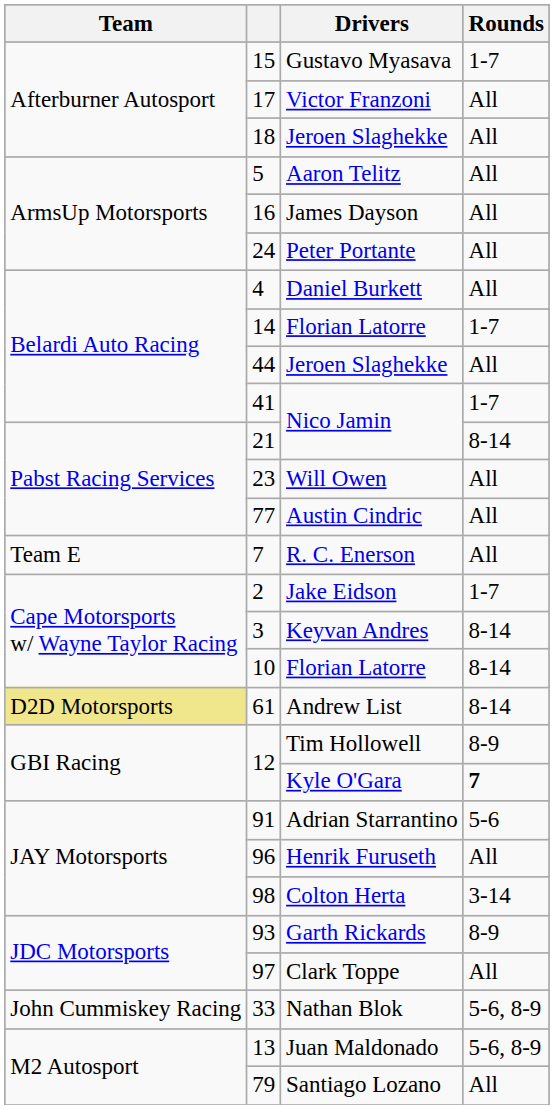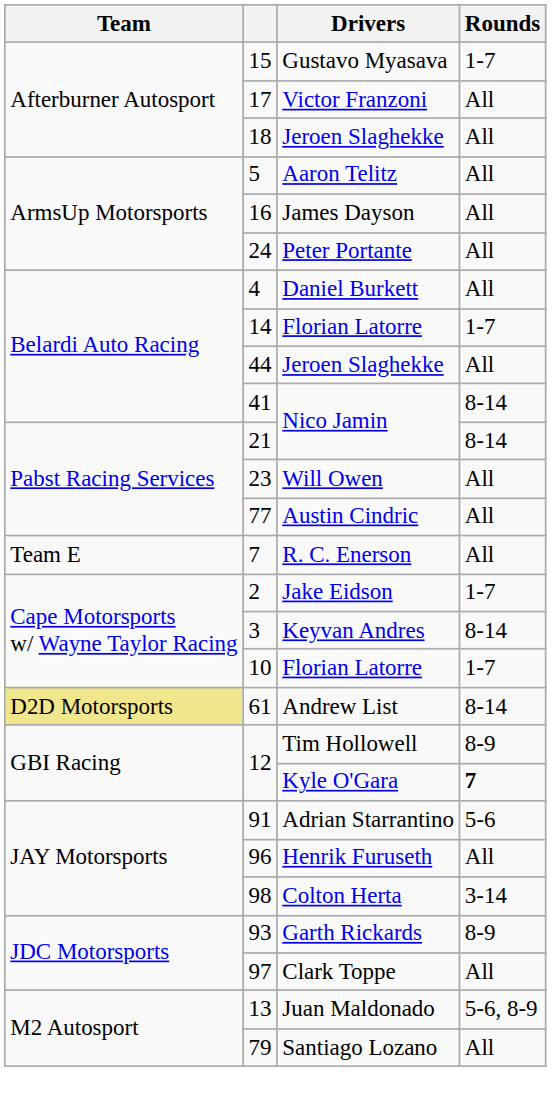(484, 402) 1-7 -> (486, 402) 8-14
(490, 667) 8-14 -> (480, 667) 1-7
- row: (264, 1008)
